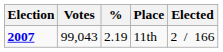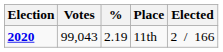(21, 36) 2007 -> (21, 36) 2020
